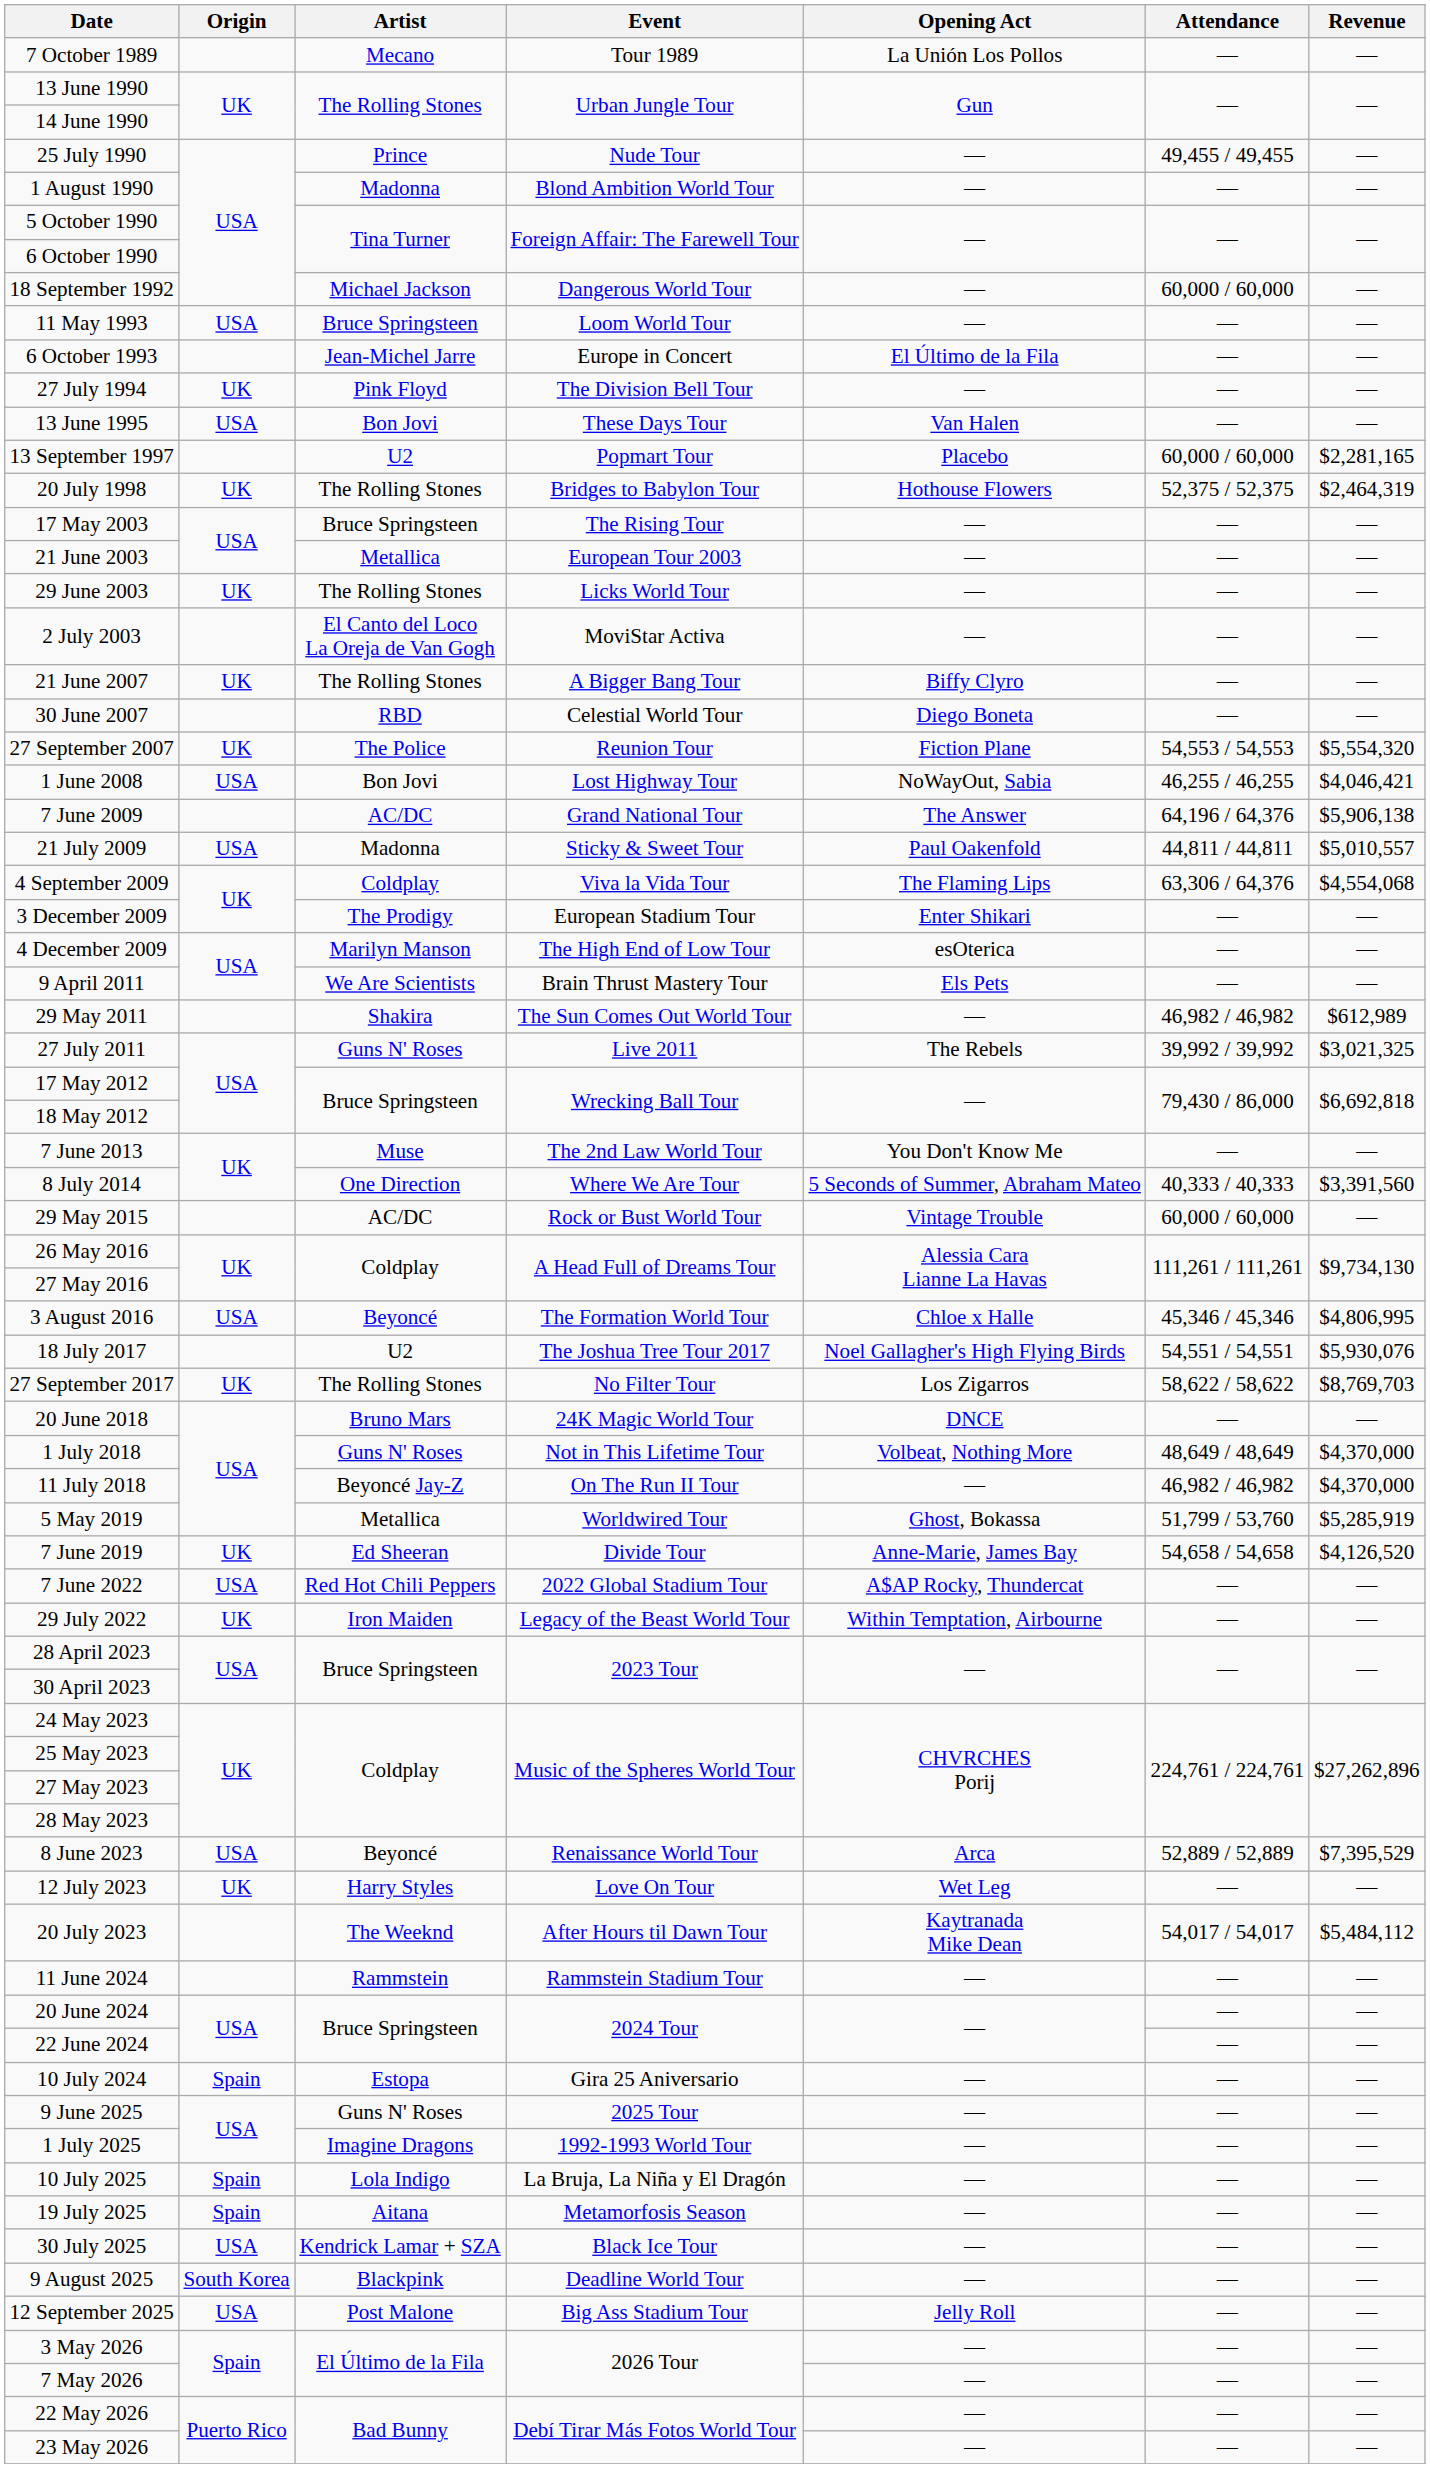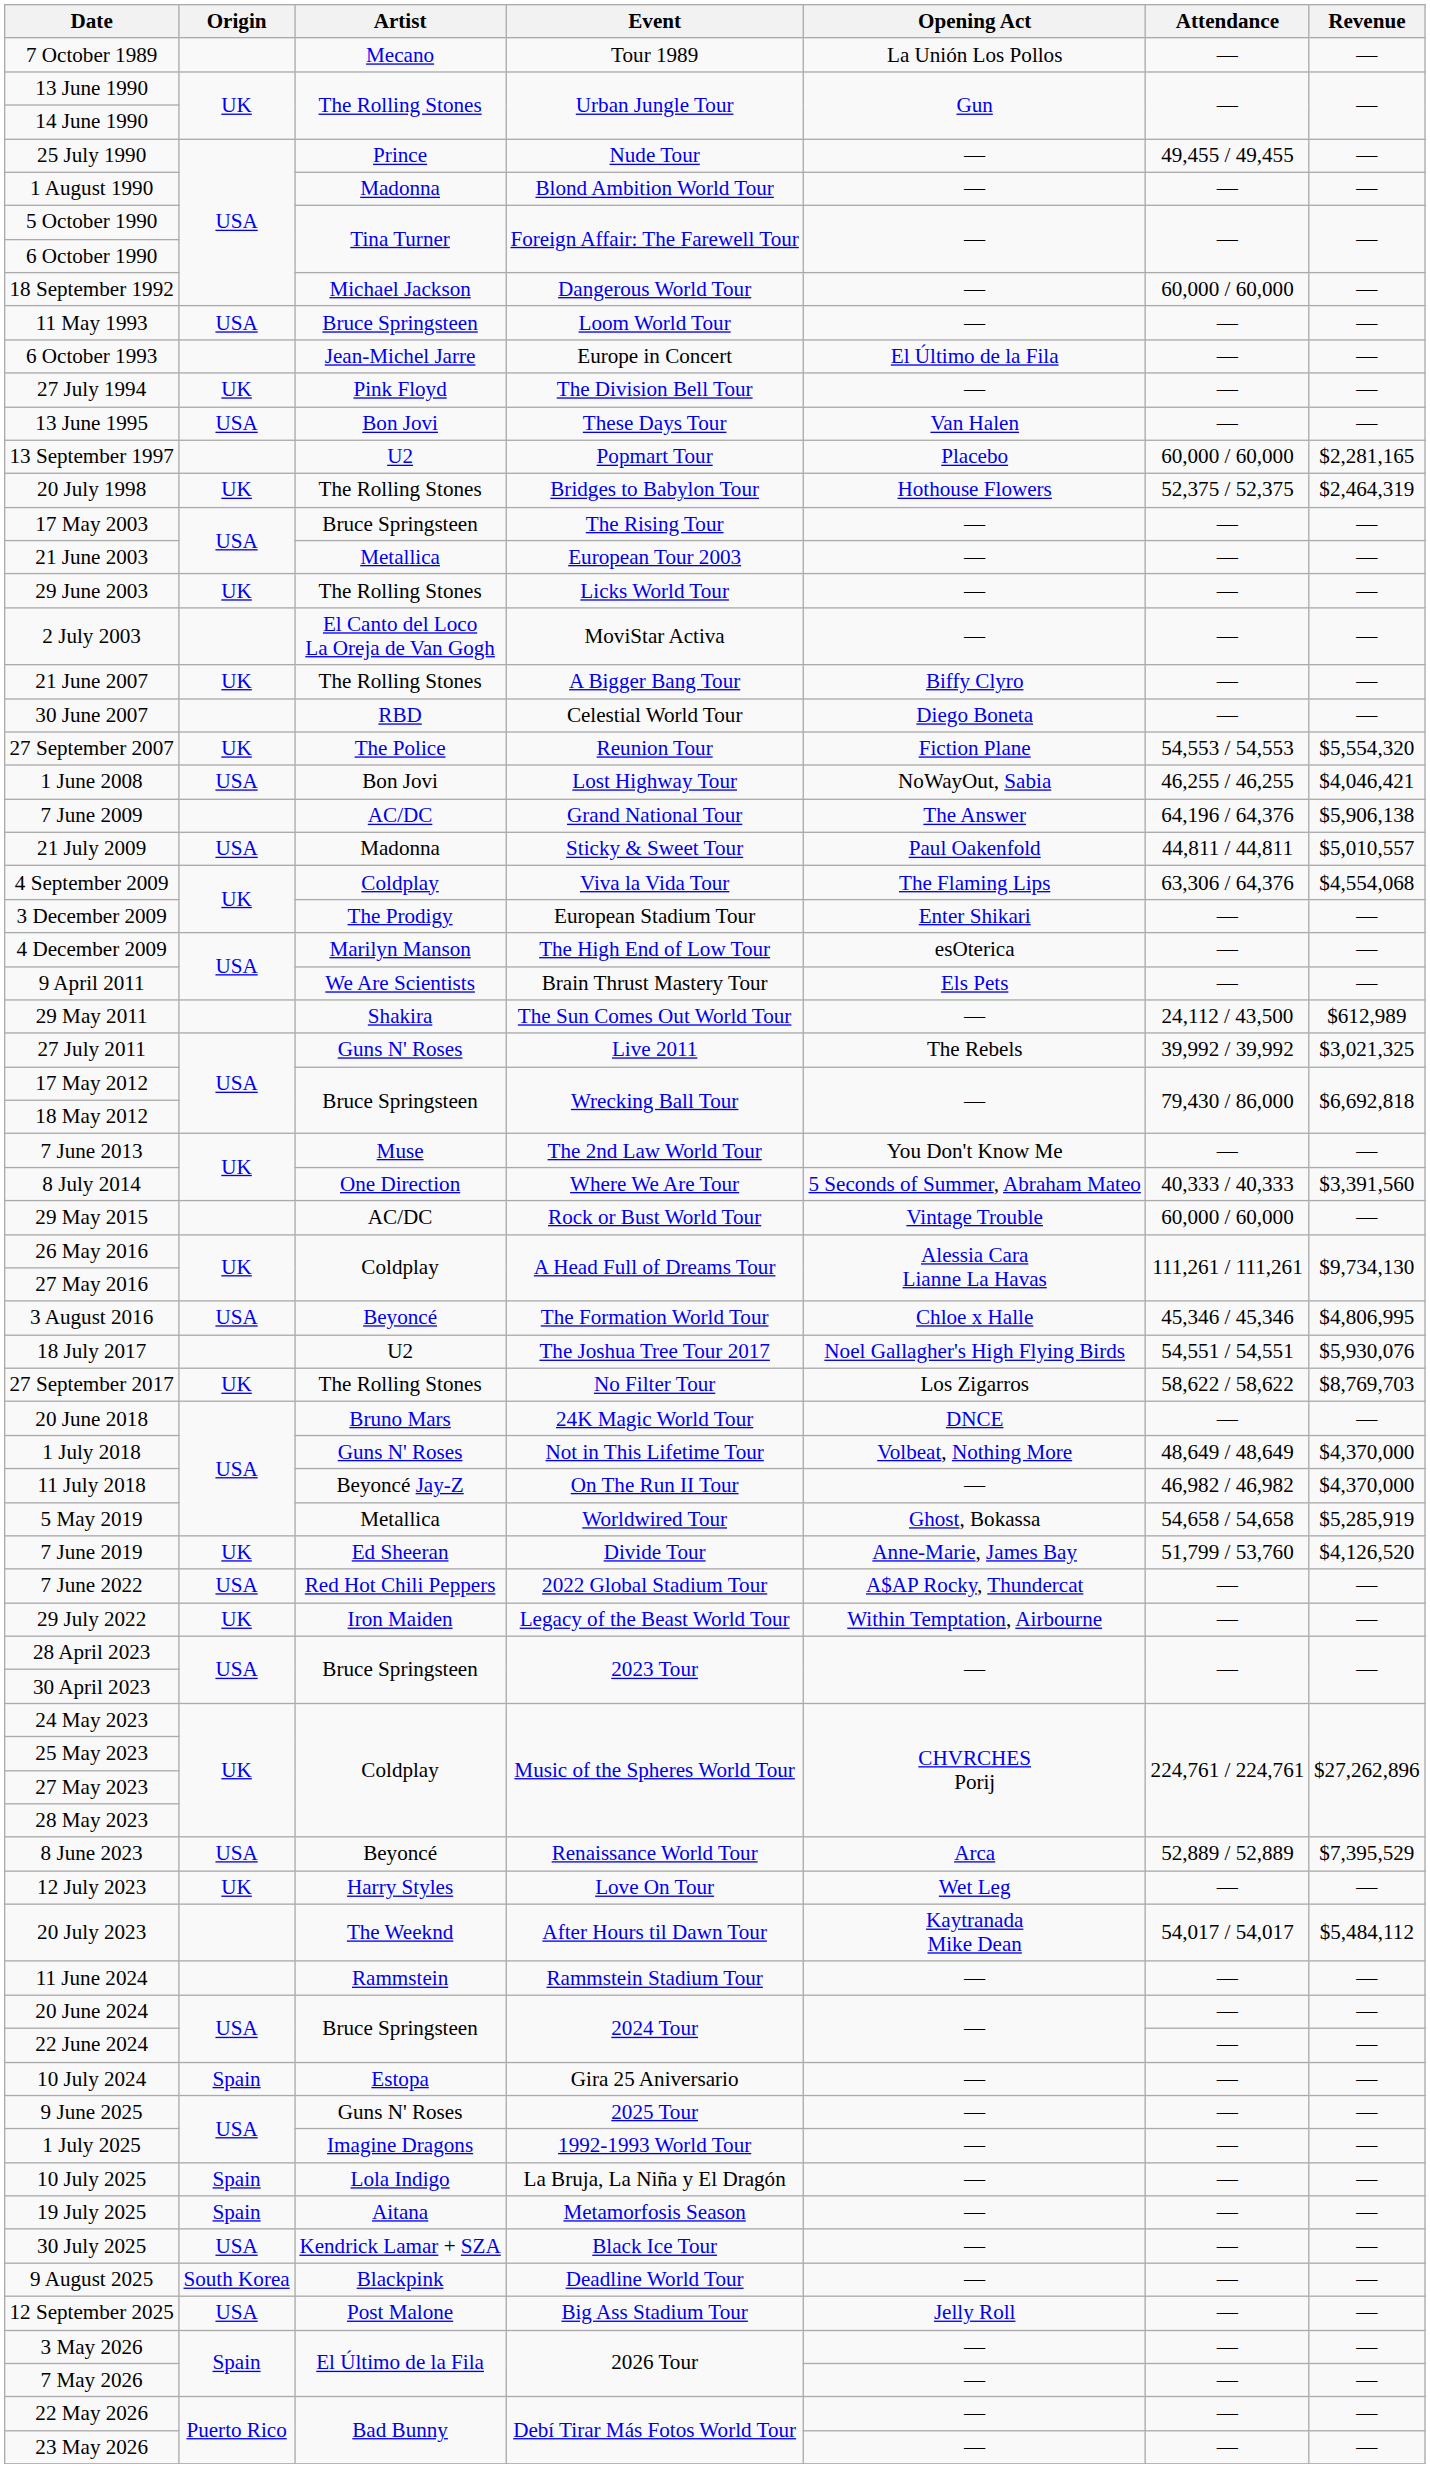(1227, 1016) 46,982 / 46,982 -> (1227, 1016) 24,112 / 43,500
(1227, 1518) 51,799 / 53,760 -> (1227, 1518) 54,658 / 54,658
(1227, 1552) 54,658 / 54,658 -> (1227, 1552) 51,799 / 53,760
